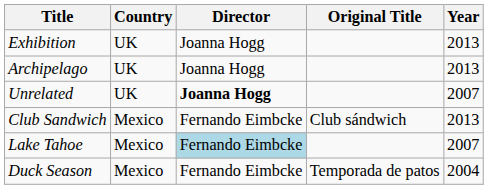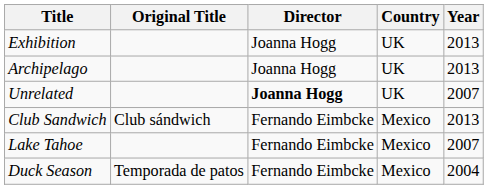columns swapped: (375, 17) <-> (143, 17)
(241, 145) lightblue background -> (313, 145) no background
